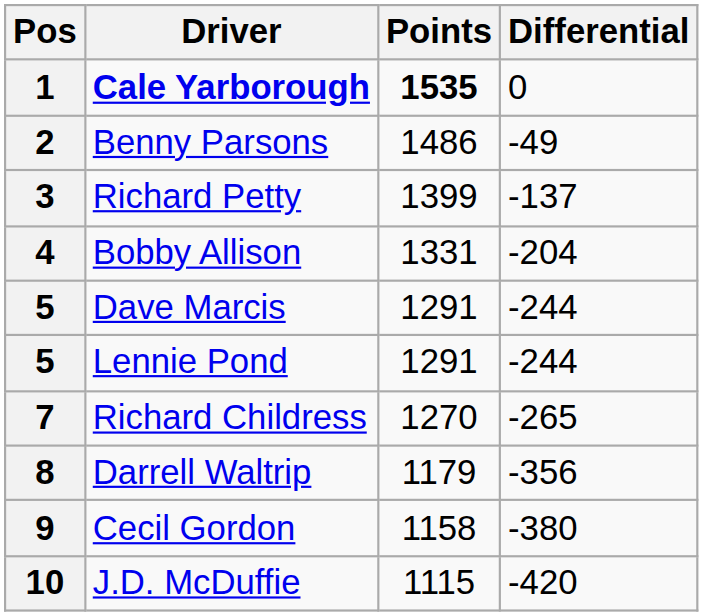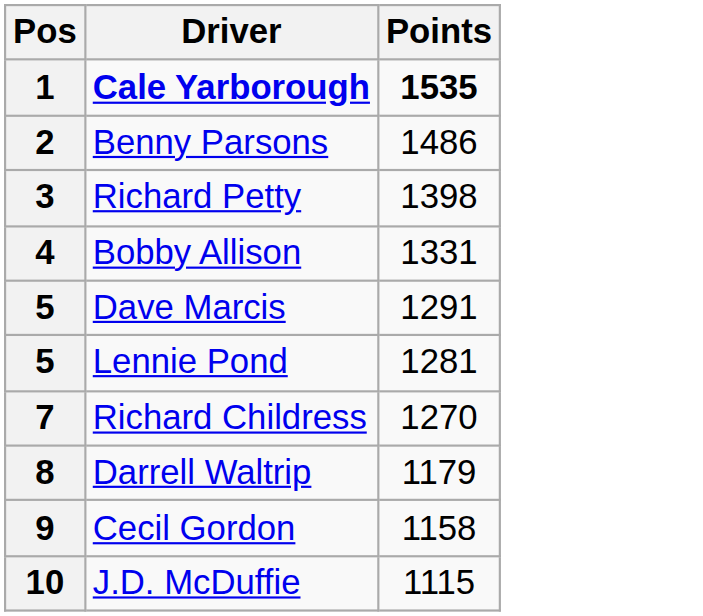- column: (599, 32)
(439, 197) 1399 -> (439, 197) 1398
(439, 362) 1291 -> (439, 362) 1281
